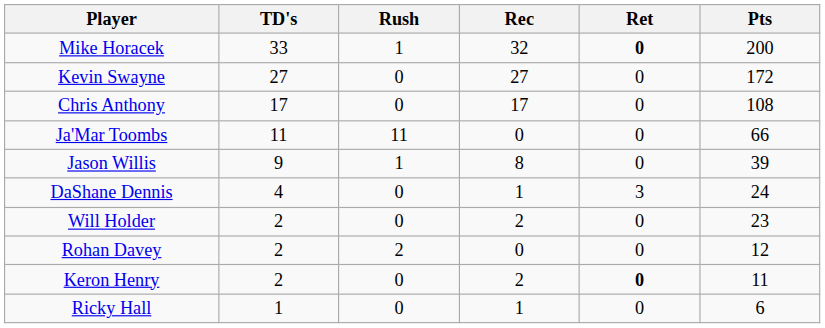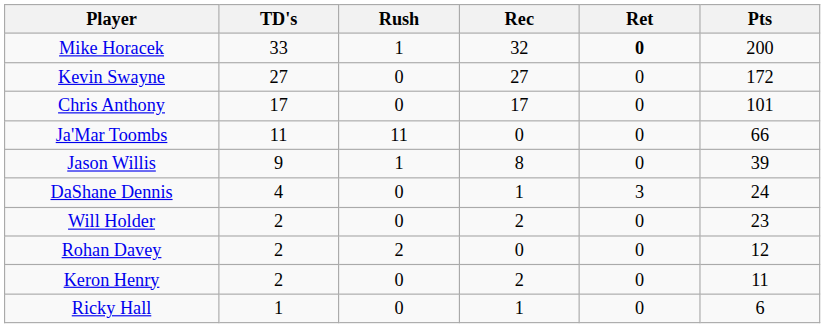(760, 105) 108 -> (760, 105) 101
(640, 279) bold -> (640, 279) normal
